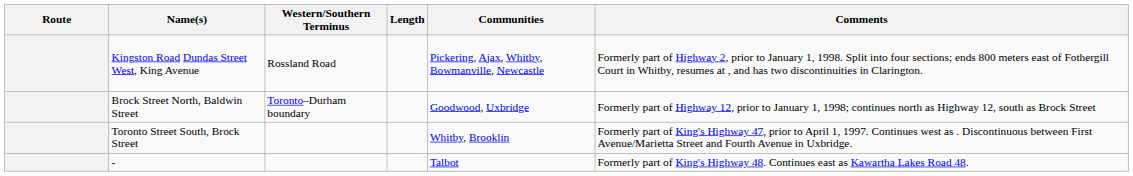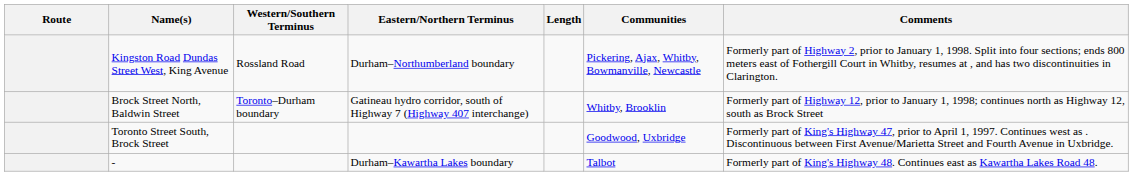+ column: (446, 19)
(479, 107) Goodwood, Uxbridge -> (626, 107) Whitby, Brooklin
(470, 137) Whitby, Brooklin -> (636, 137) Goodwood, Uxbridge
